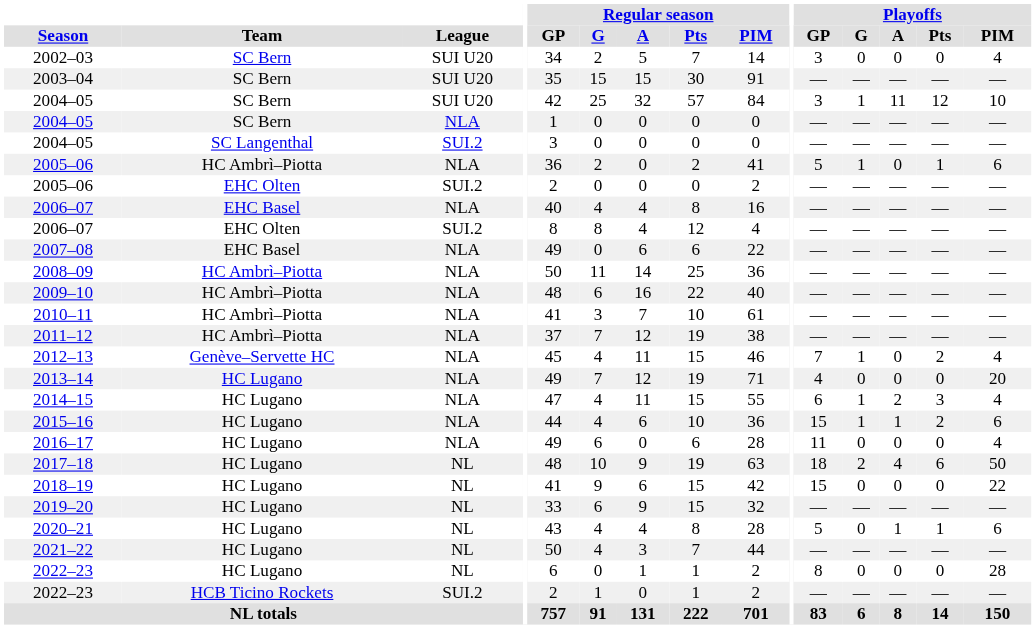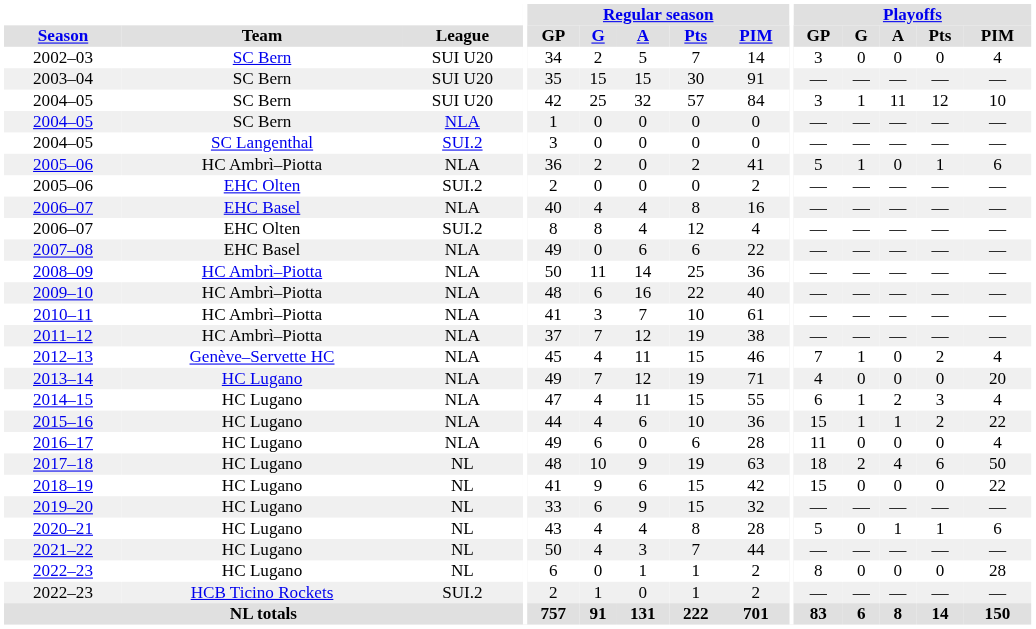(997, 421) 6 -> (997, 421) 22
